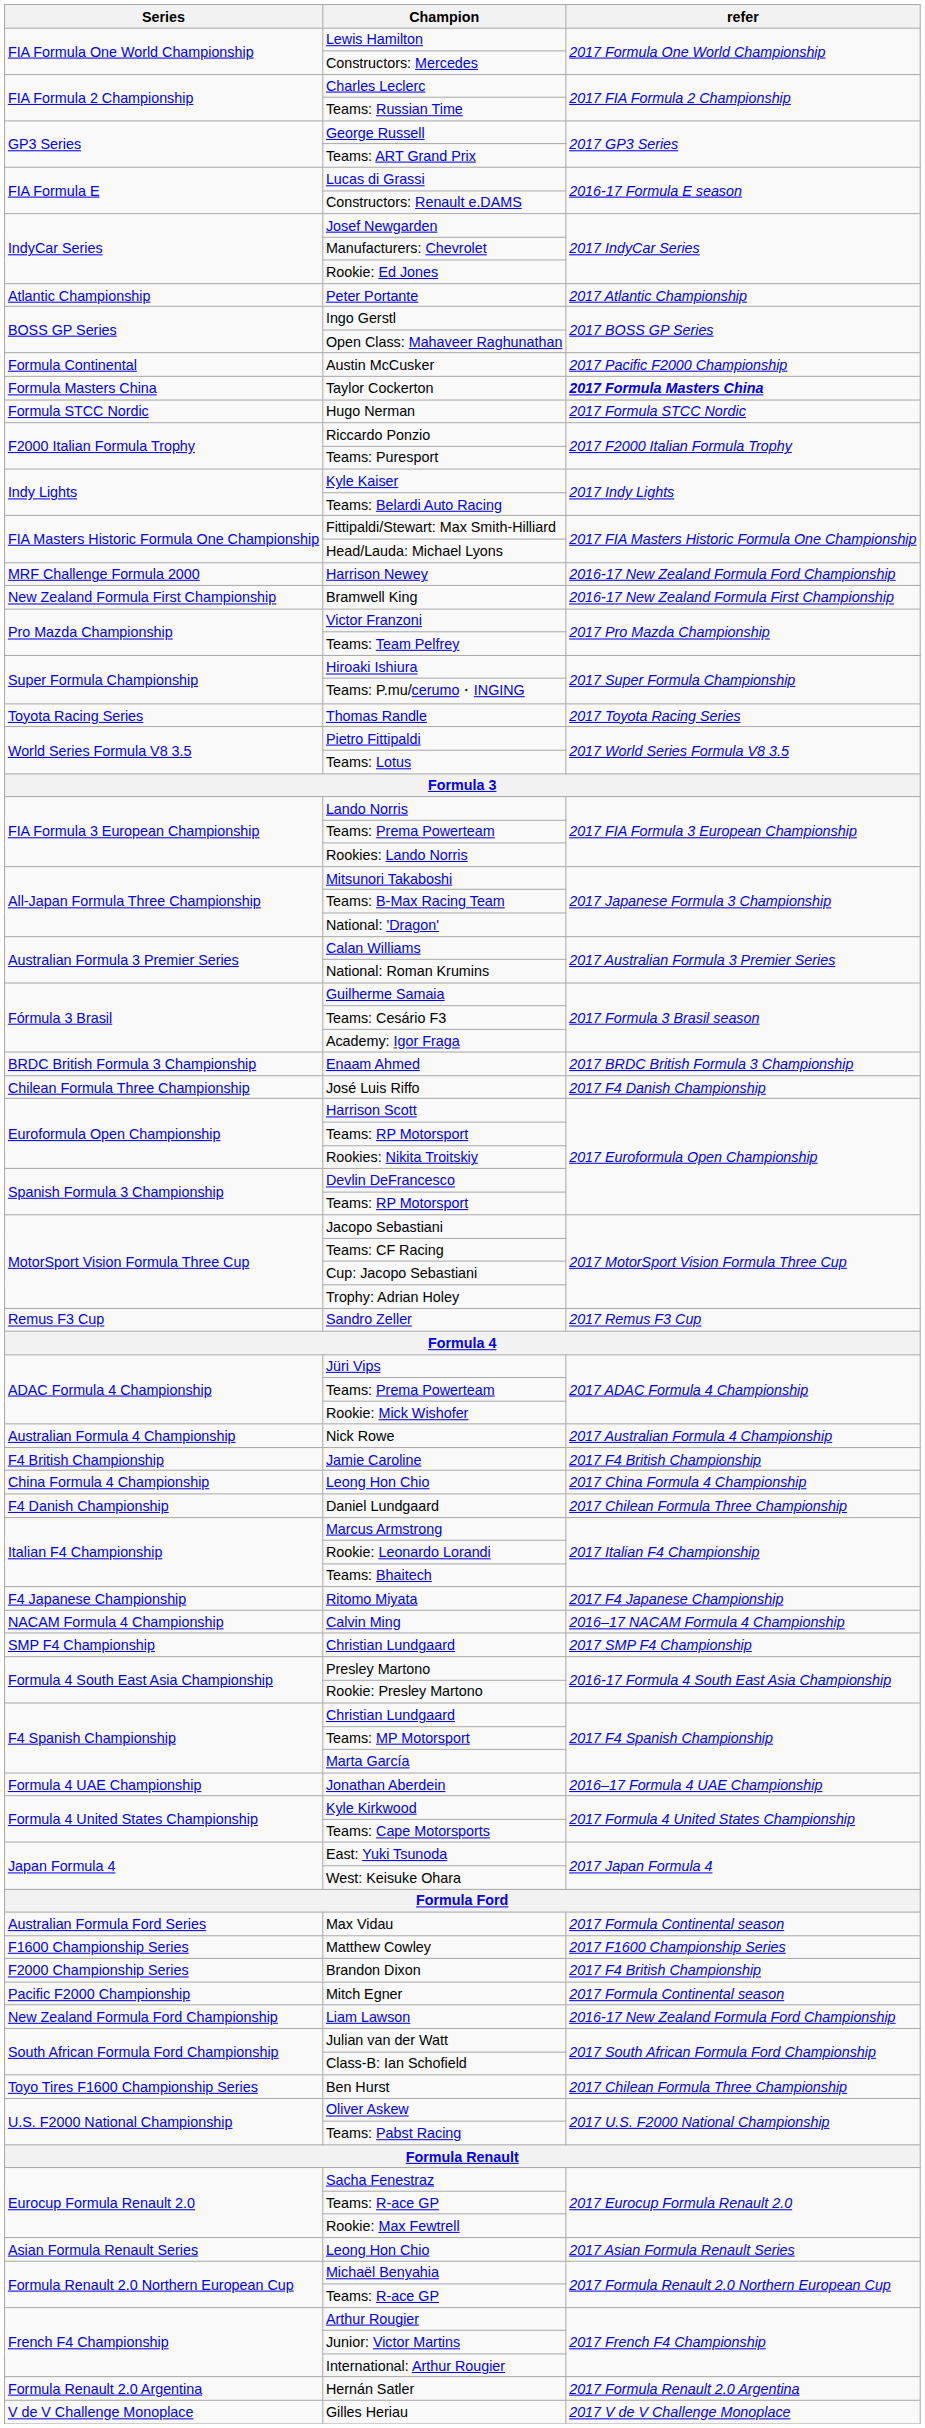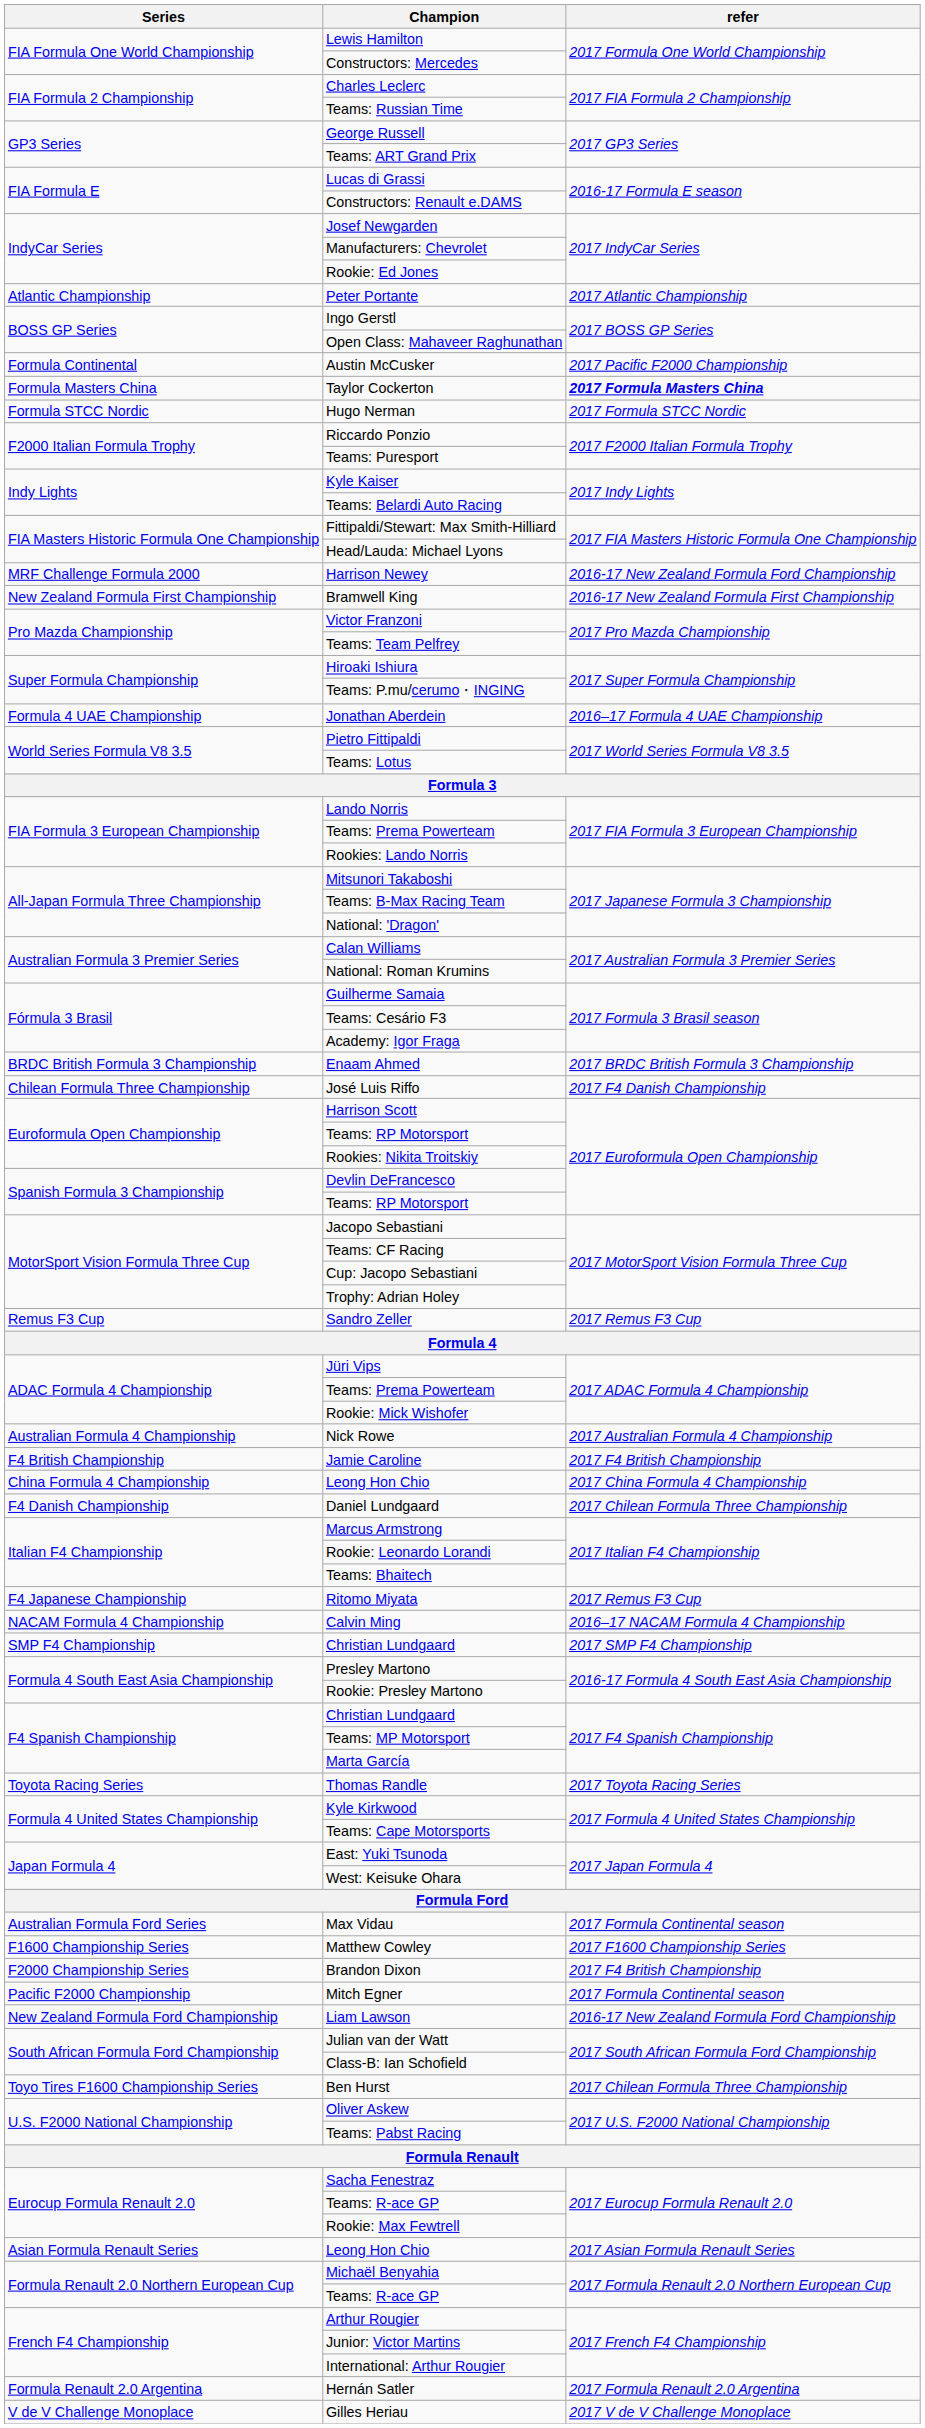rows swapped: (76, 715) <-> (105, 1784)
(676, 1598) 2017 F4 Japanese Championship -> (635, 1598) 2017 Remus F3 Cup
